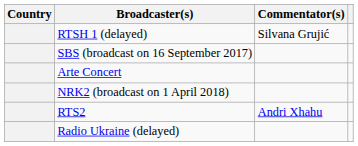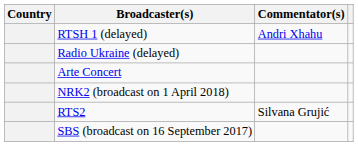(294, 33) Silvana Grujić -> (290, 33) Andri Xhahu
rows swapped: (155, 53) <-> (118, 131)
(290, 111) Andri Xhahu -> (294, 111) Silvana Grujić
